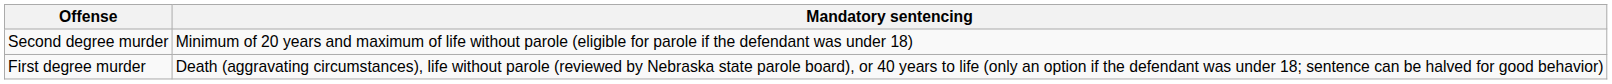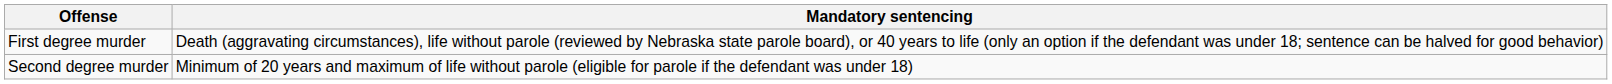rows swapped: (88, 41) <-> (77, 66)
